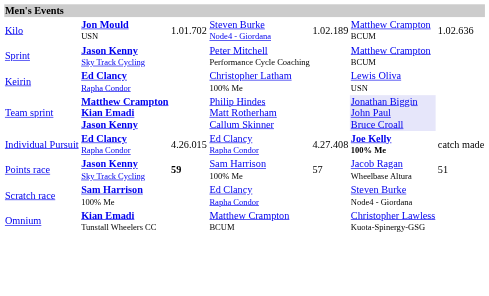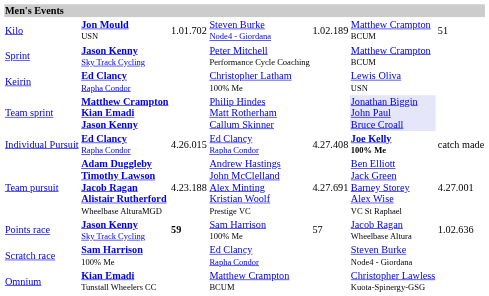(456, 30) 1.02.636 -> (443, 30) 51
+ row: (32, 187)
(443, 170) 51 -> (456, 230) 1.02.636
